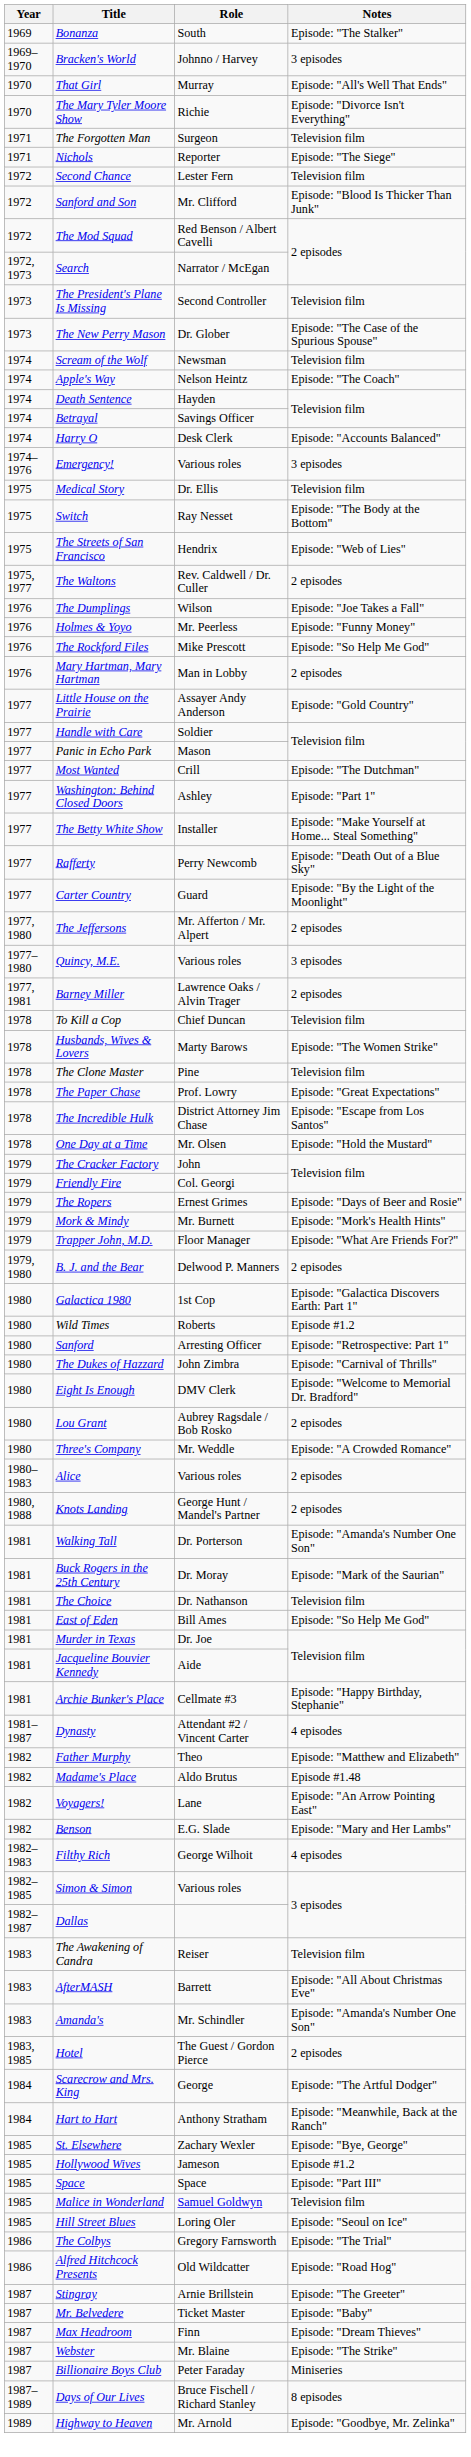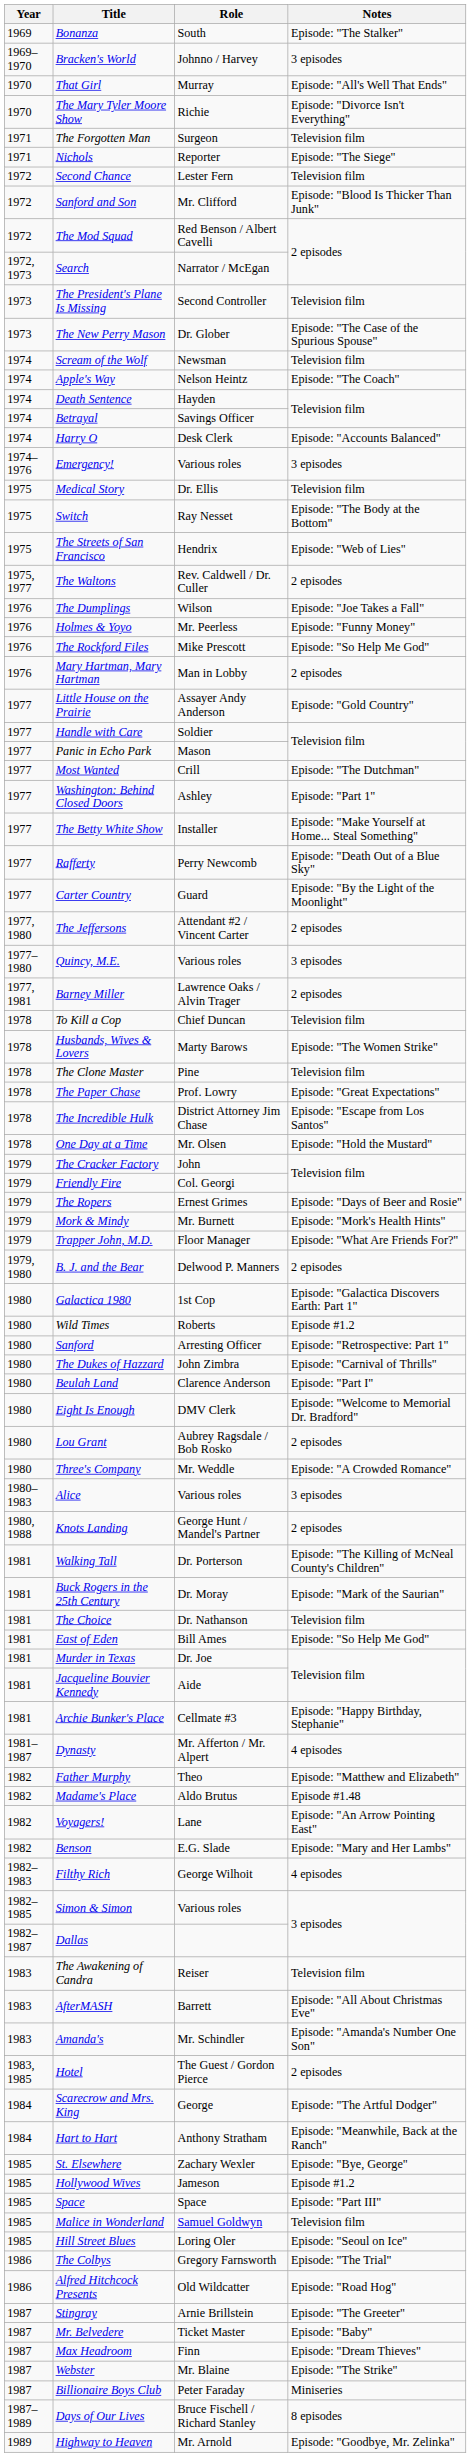(221, 928) Mr. Afferton / Mr. Alpert -> (213, 928) Attendant #2 / Vincent Carter
+ row: (87, 1383)
(317, 1475) 2 episodes -> (317, 1495) 3 episodes
(373, 1541) Episode: "Amanda's Number One Son" -> (372, 1561) Episode: "The Killing of McNeal County's Children"
(213, 1731) Attendant #2 / Vincent Carter -> (221, 1750) Mr. Afferton / Mr. Alpert
